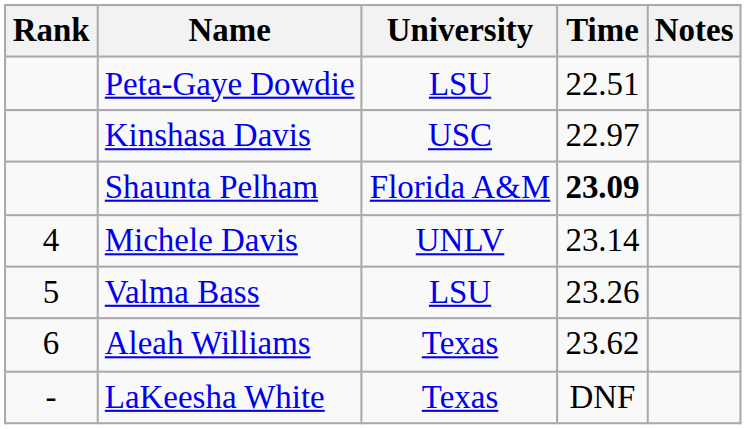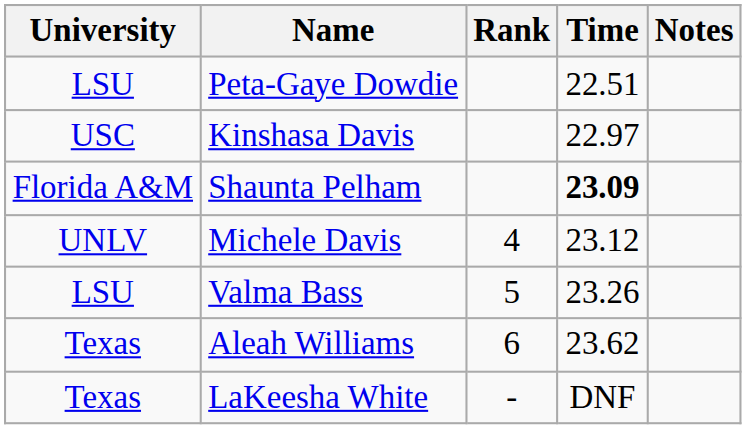columns swapped: (51, 30) <-> (460, 30)
(602, 239) 23.14 -> (602, 239) 23.12
